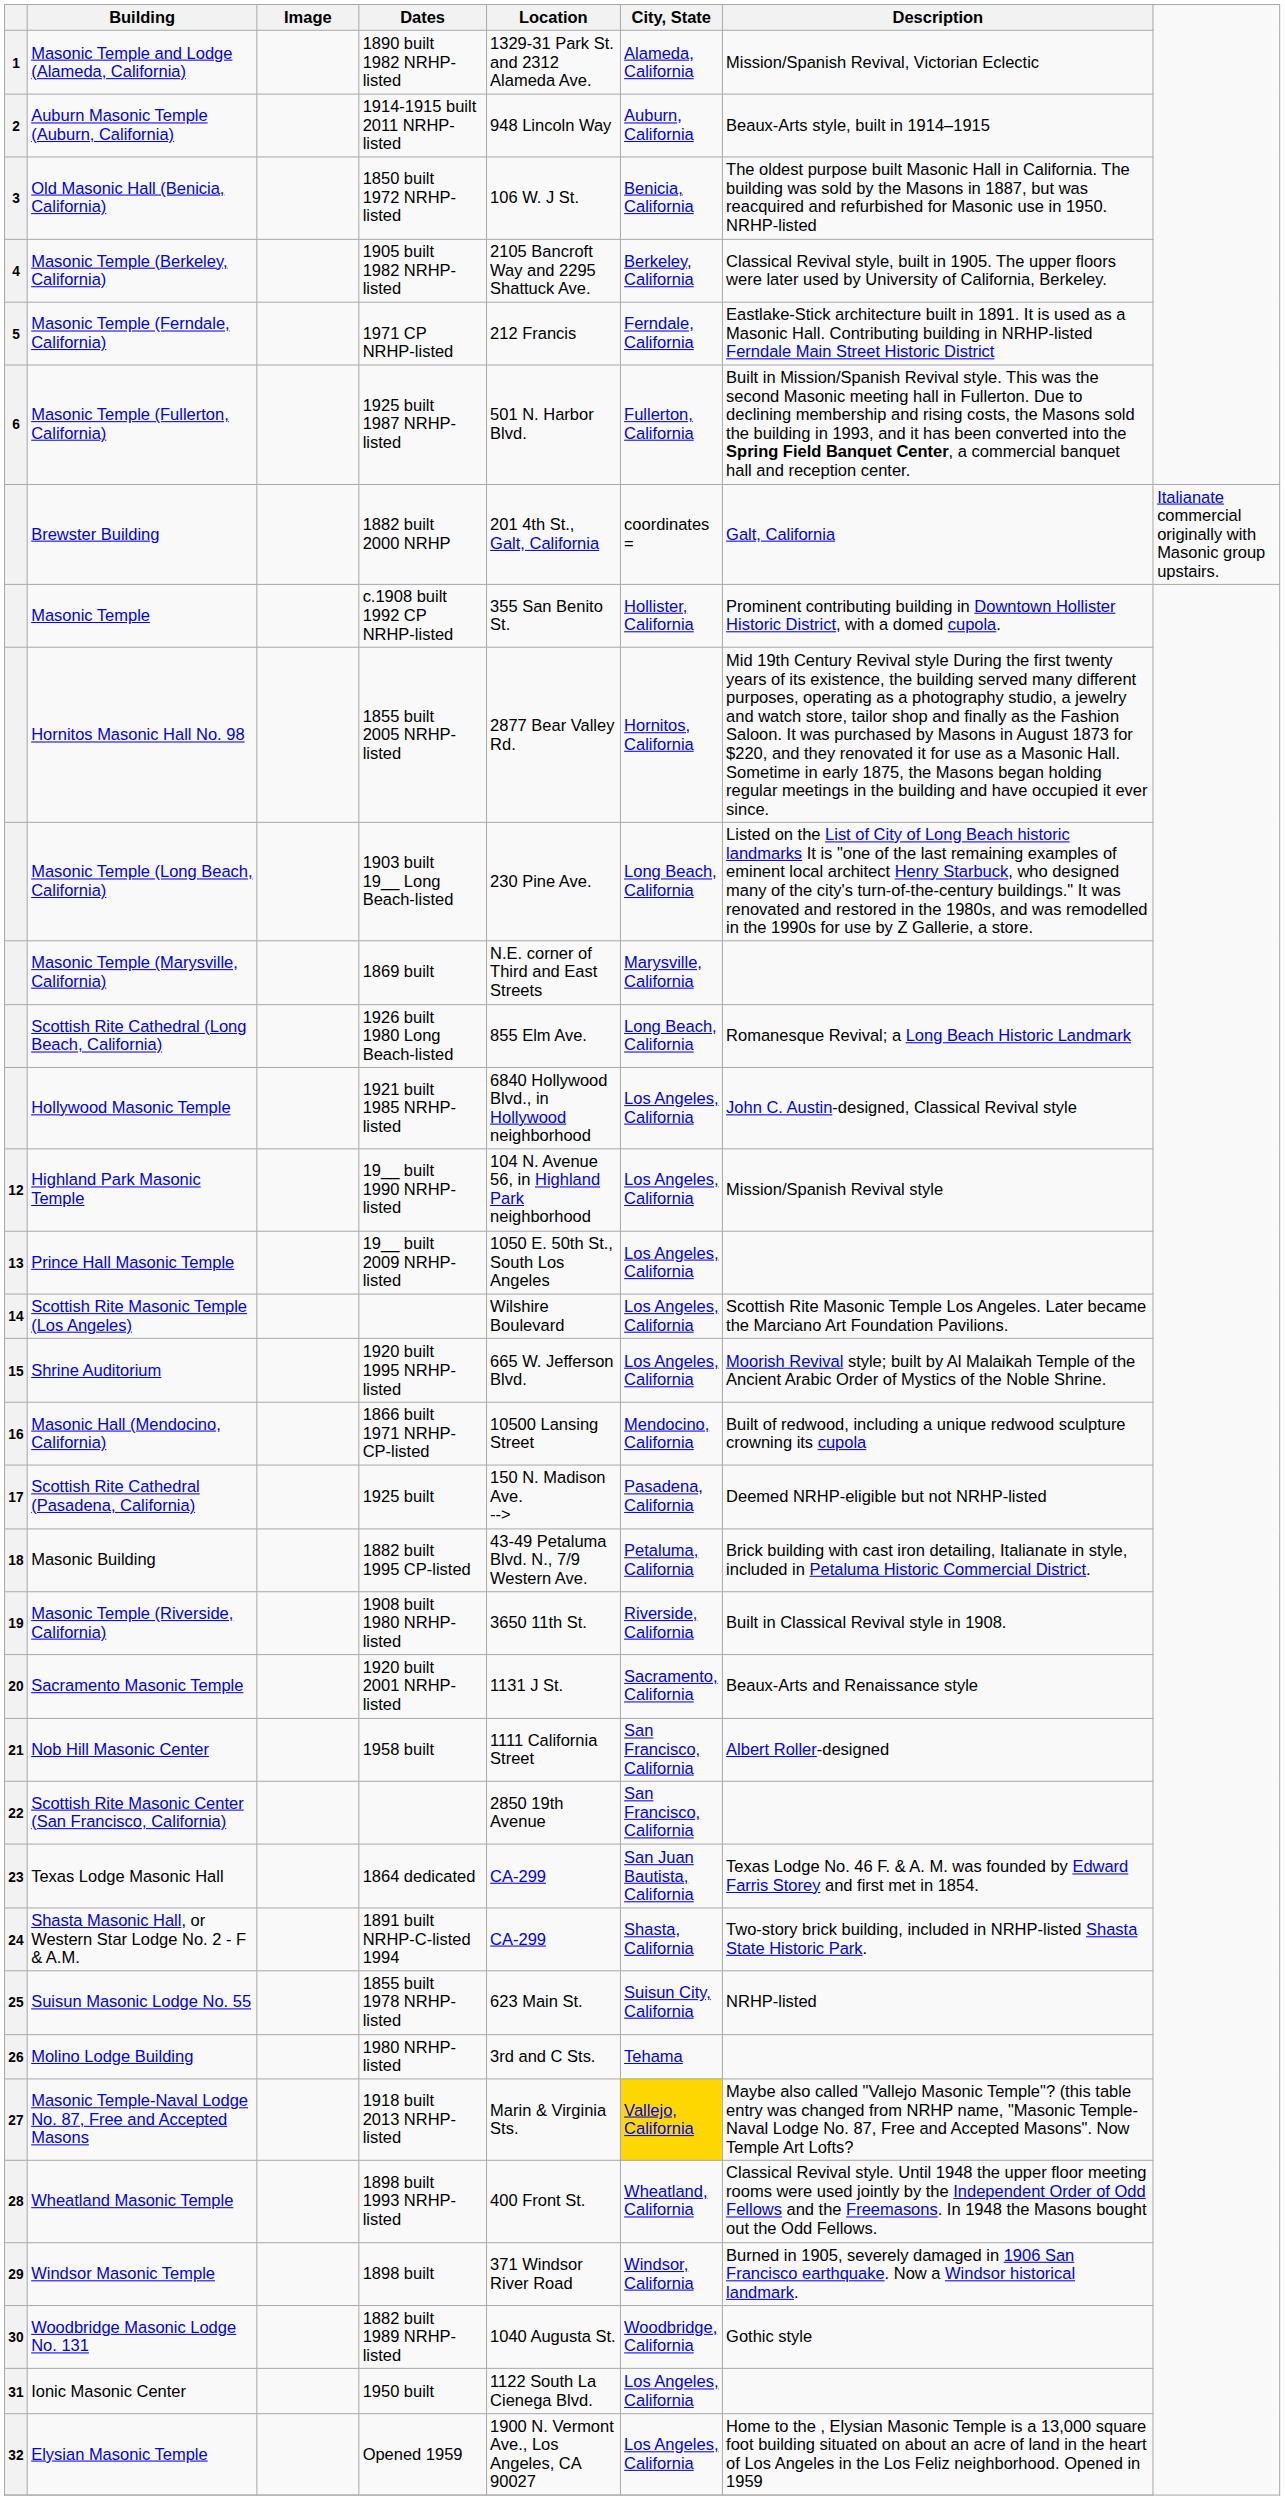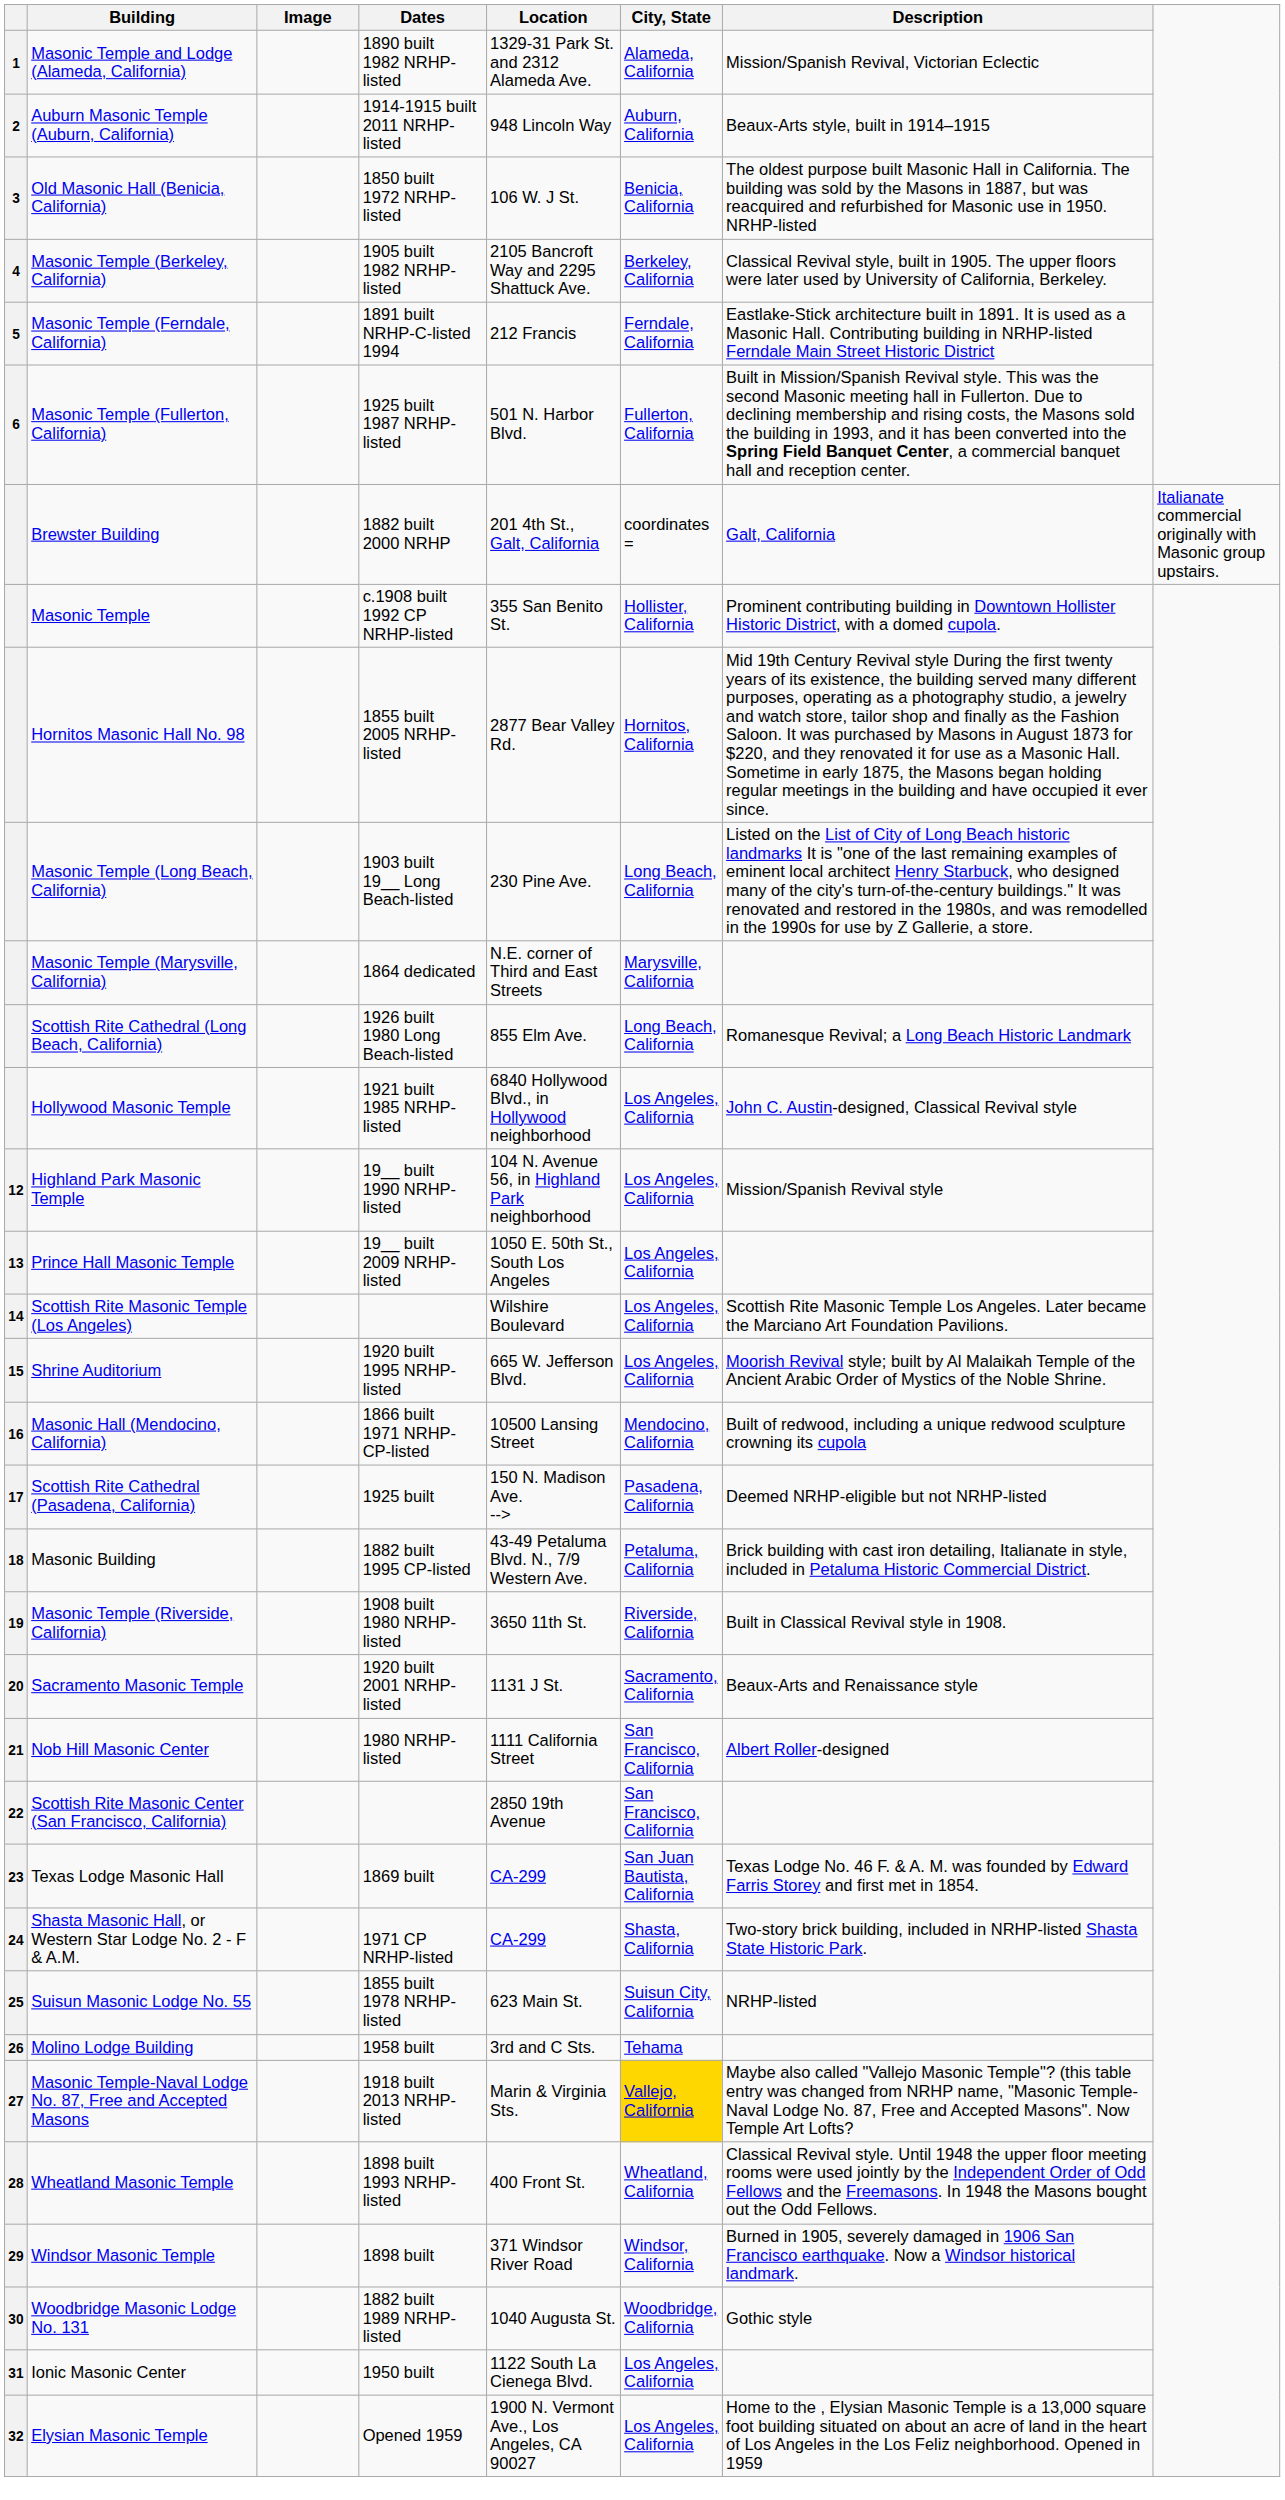(408, 342) 1971 CP NRHP-listed -> (417, 333) 1891 built NRHP-C-listed 1994
(398, 972) 1869 built -> (419, 972) 1864 dedicated
(398, 1749) 1958 built -> (409, 1749) 1980 NRHP-listed
(419, 1876) 1864 dedicated -> (398, 1876) 1869 built
(417, 1939) 1891 built NRHP-C-listed 1994 -> (408, 1948) 1971 CP NRHP-listed
(409, 2056) 1980 NRHP-listed -> (398, 2047) 1958 built
